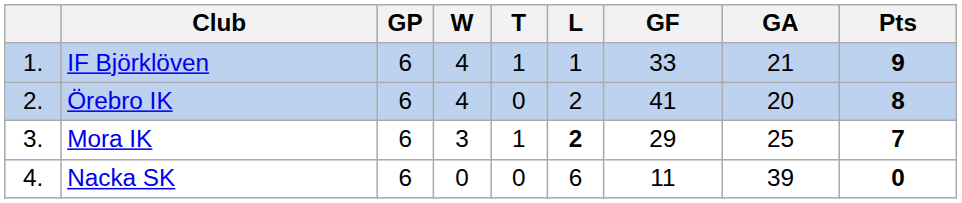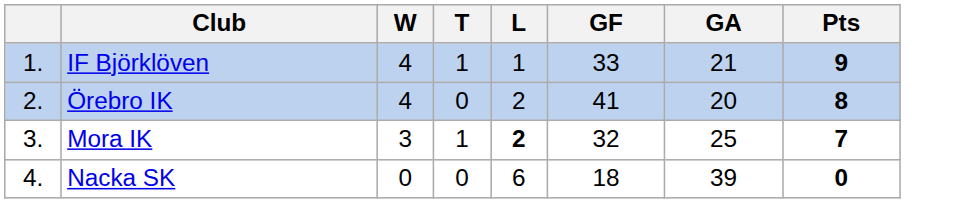- column: (405, 23)
(663, 139) 29 -> (606, 139) 32
(663, 178) 11 -> (606, 178) 18
